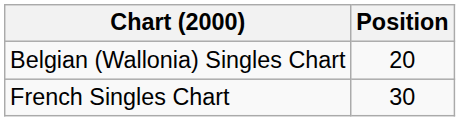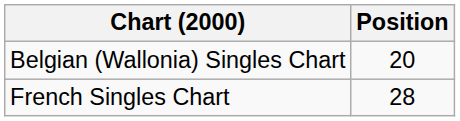(402, 97) 30 -> (402, 97) 28
